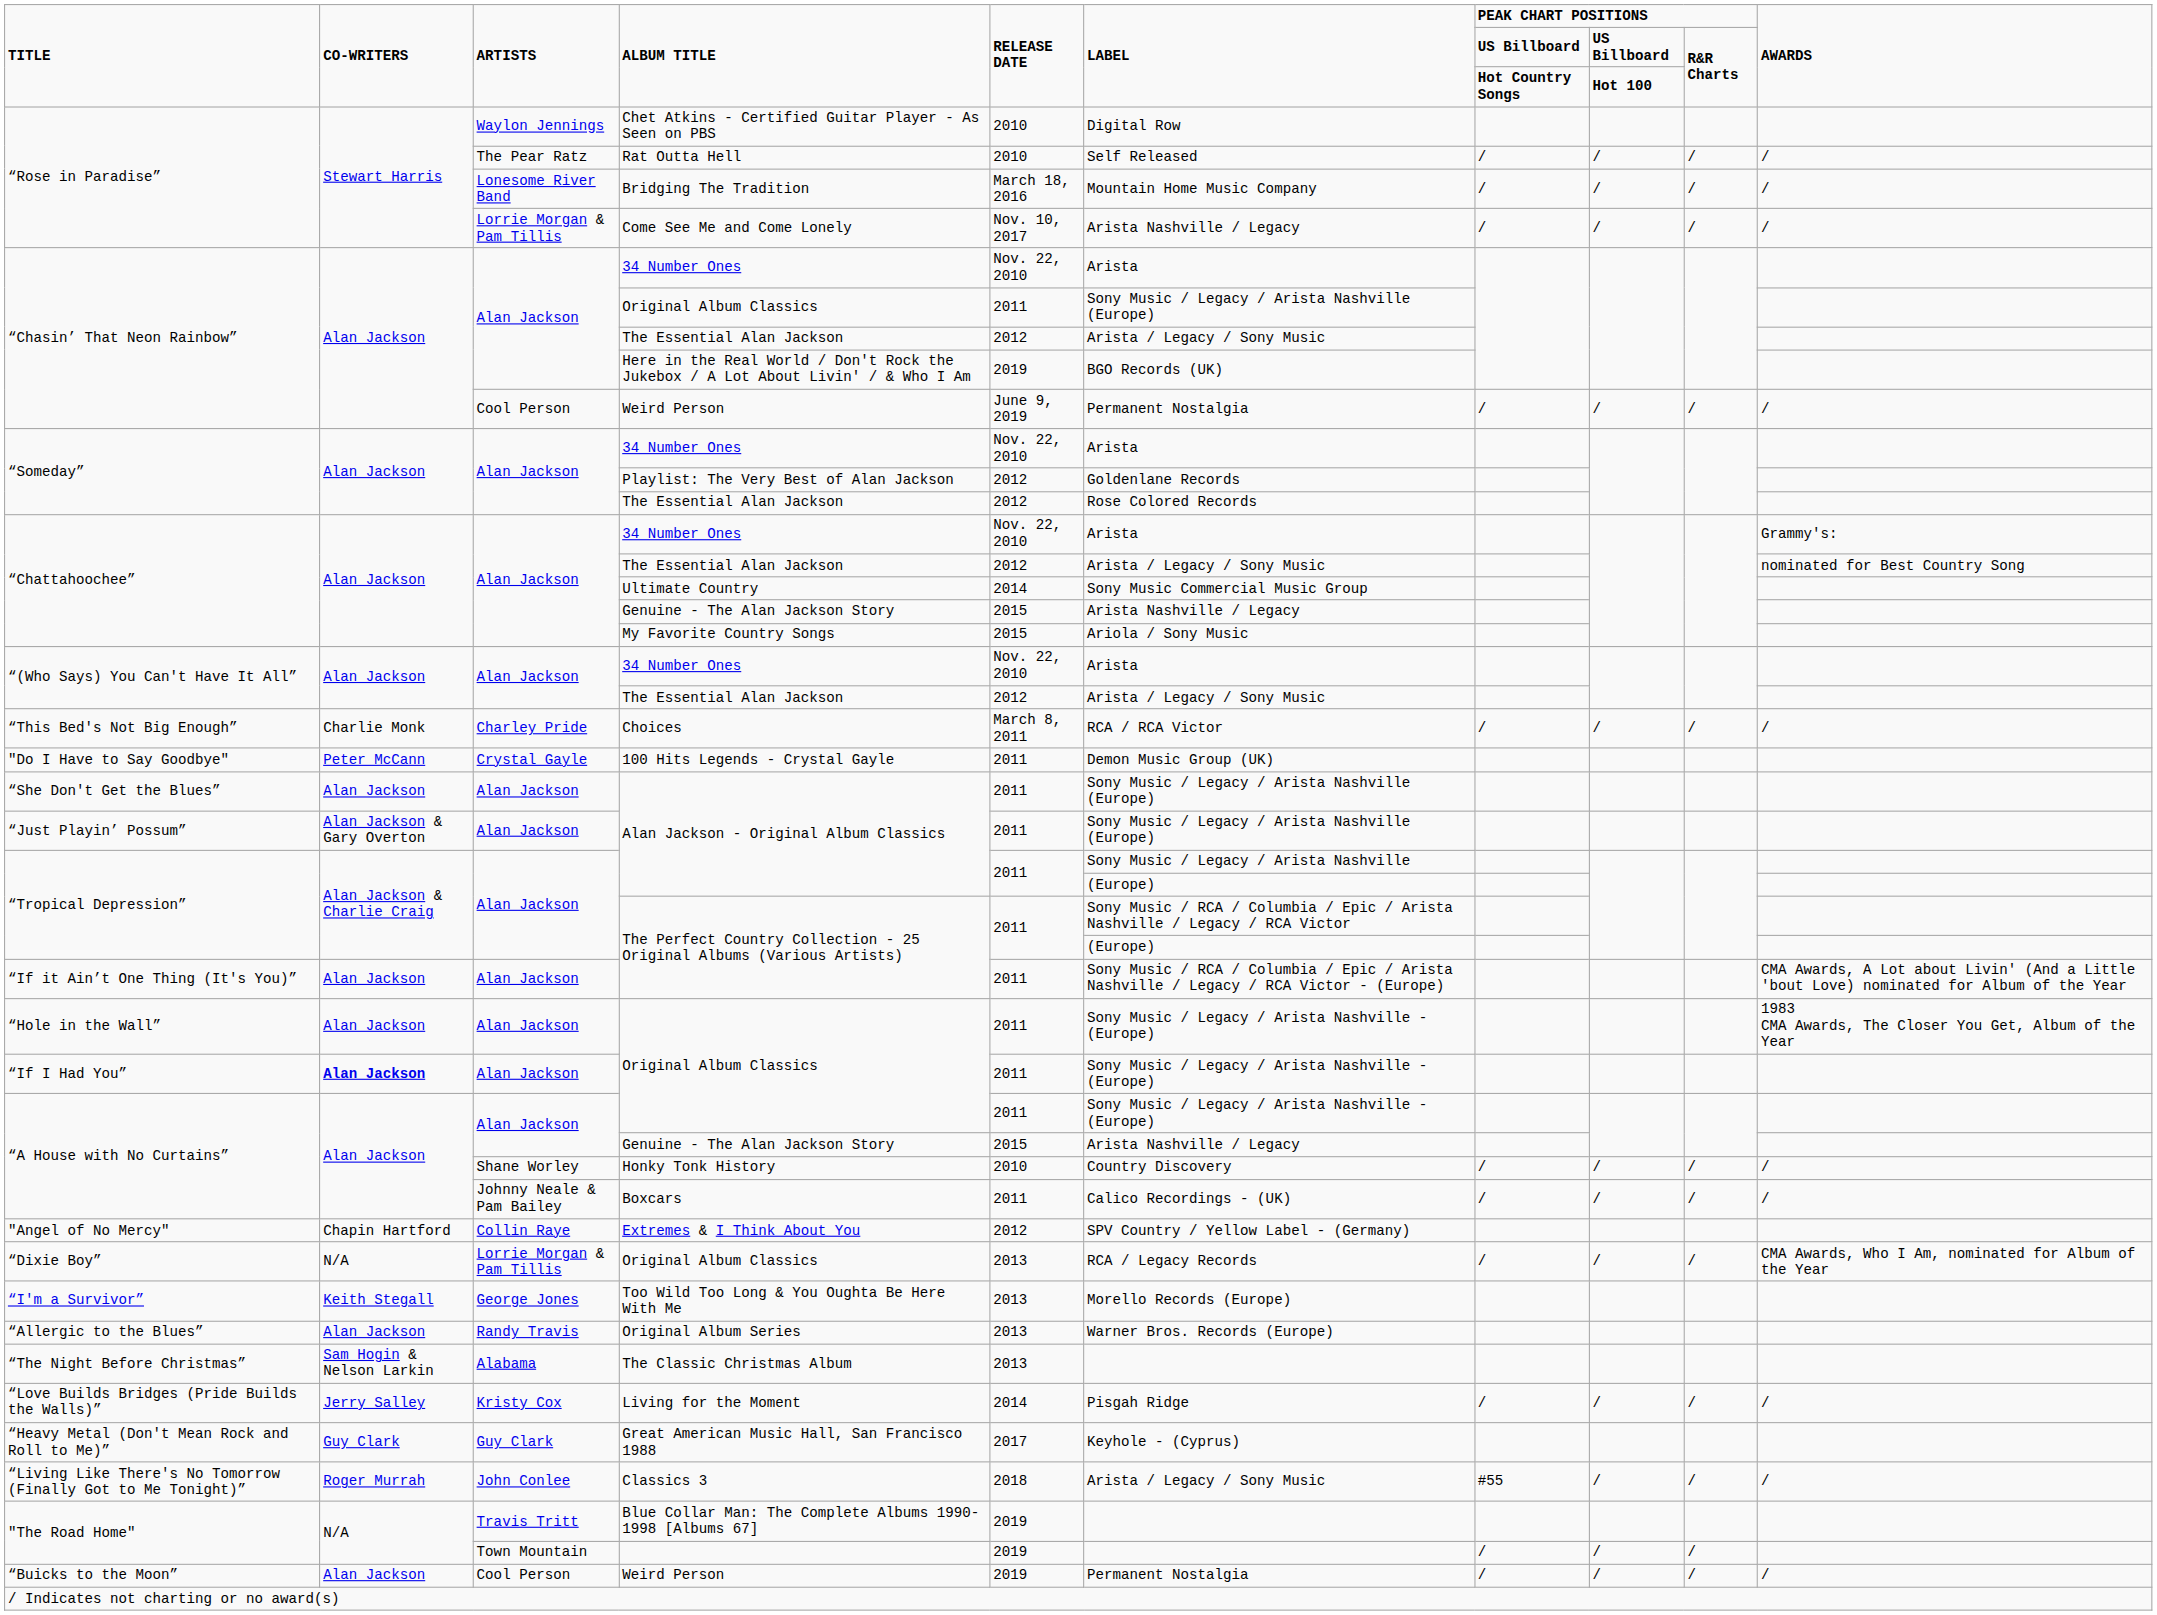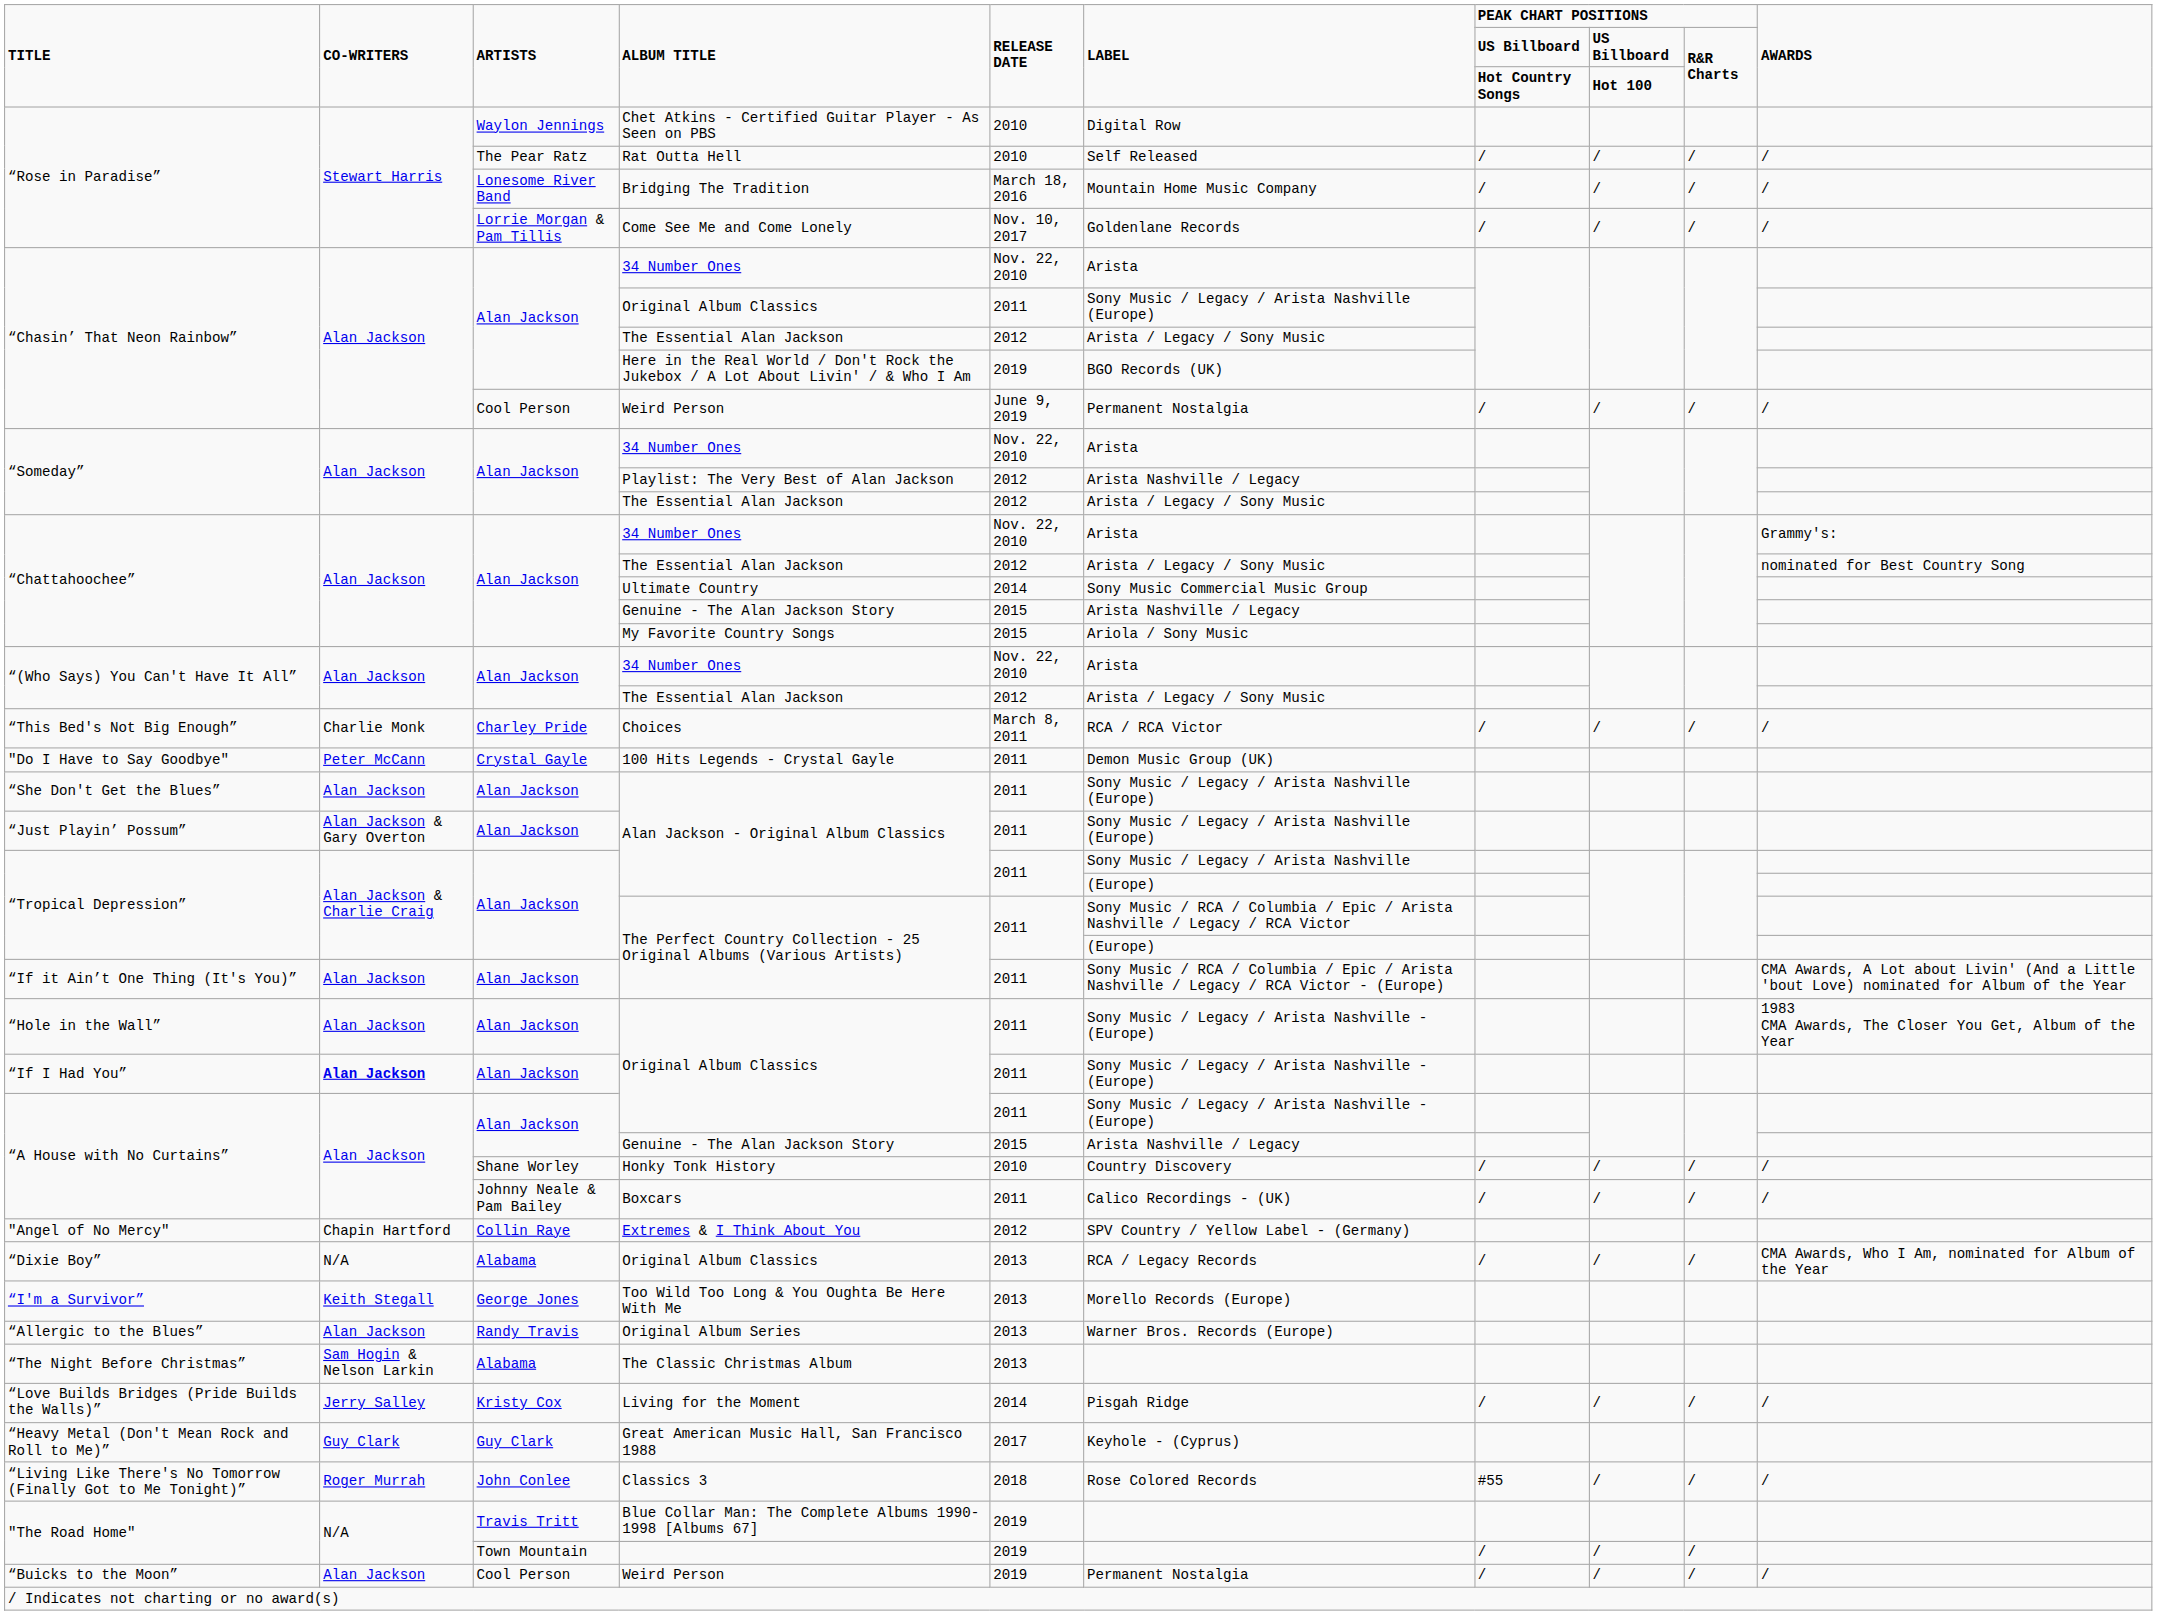(1193, 228) Arista Nashville / Legacy -> (1164, 228) Goldenlane Records
(1164, 480) Goldenlane Records -> (1193, 480) Arista Nashville / Legacy
(1172, 503) Rose Colored Records -> (1206, 503) Arista / Legacy / Sony Music
(540, 1262) Lorrie Morgan & Pam Tillis -> (506, 1262) Alabama
(1206, 1482) Arista / Legacy / Sony Music -> (1172, 1482) Rose Colored Records
